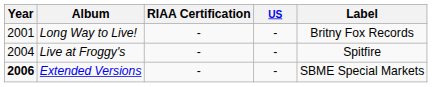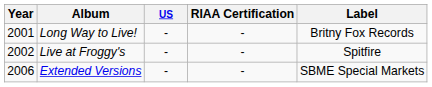columns swapped: (275, 14) <-> (199, 14)
(21, 52) 2004 -> (21, 52) 2002
(21, 71) bold -> (21, 71) normal
